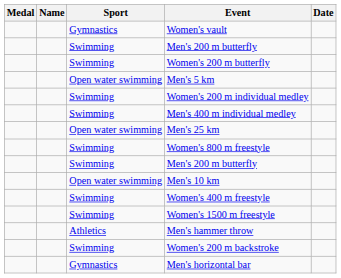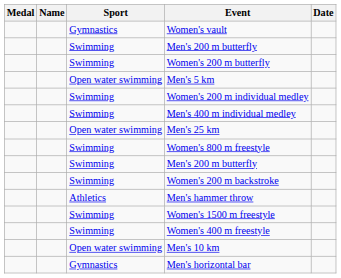rows swapped: (116, 181) <-> (92, 248)
rows swapped: (92, 197) <-> (88, 231)
